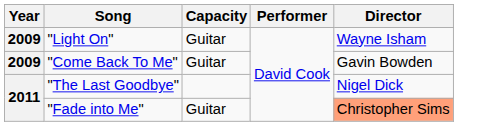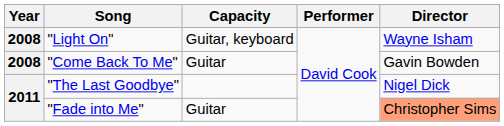(24, 39) 2009 -> (24, 39) 2008
(206, 39) Guitar -> (240, 39) Guitar, keyboard
(24, 62) 2009 -> (24, 62) 2008
